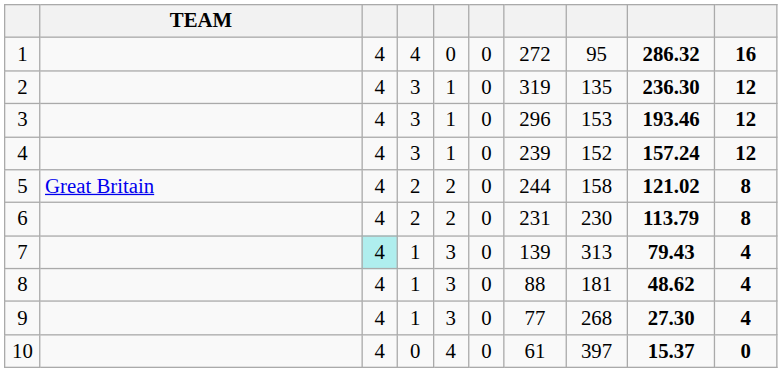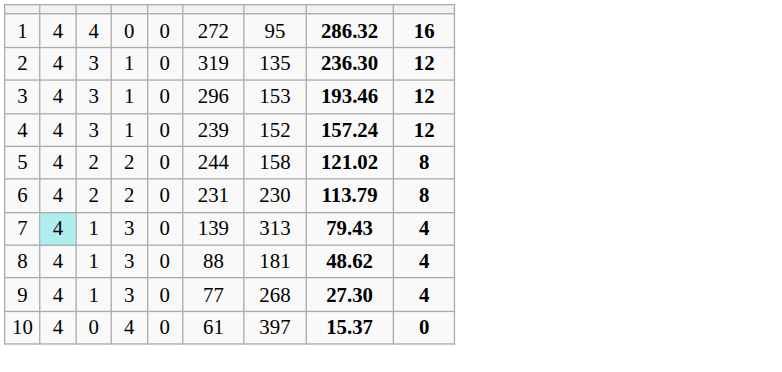- column: (201, 20)
